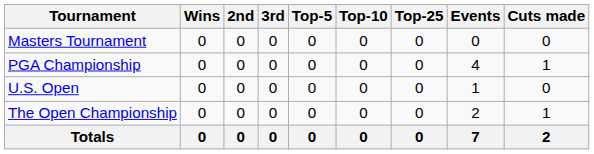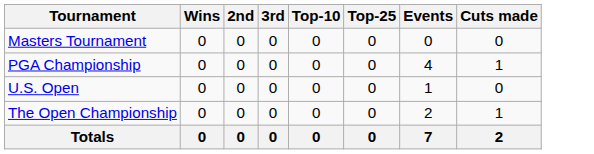- column: (312, 16)
